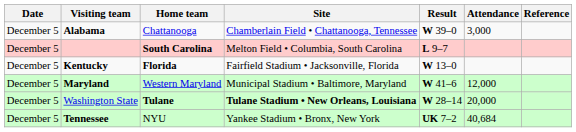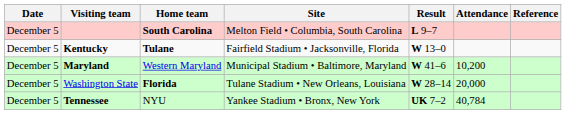- row: (84, 31)
(160, 66) Florida -> (158, 48) Tulane
(482, 83) 12,000 -> (471, 66) 10,200
(158, 101) Tulane -> (160, 83) Florida
(321, 101) bold -> (316, 83) normal
(482, 118) 40,684 -> (471, 101) 40,784
